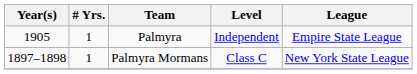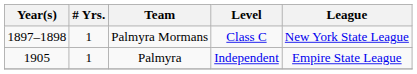rows swapped: (160, 58) <-> (160, 37)
